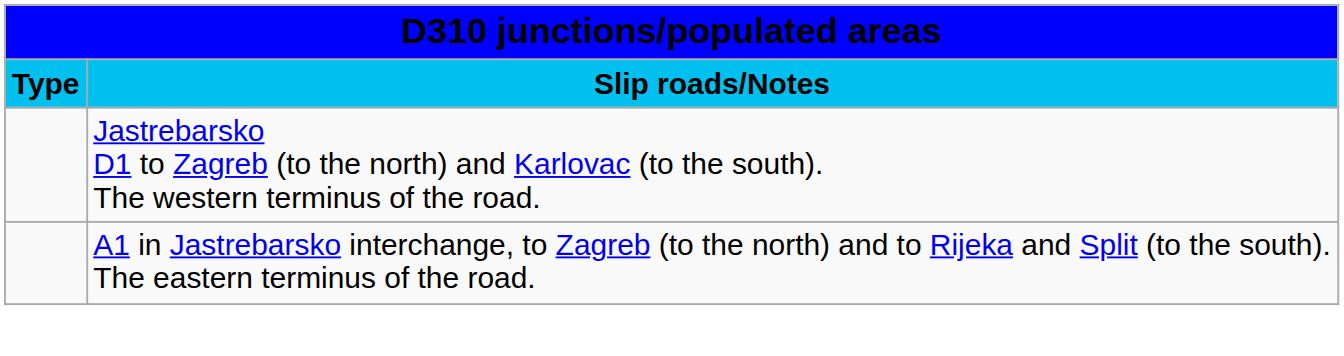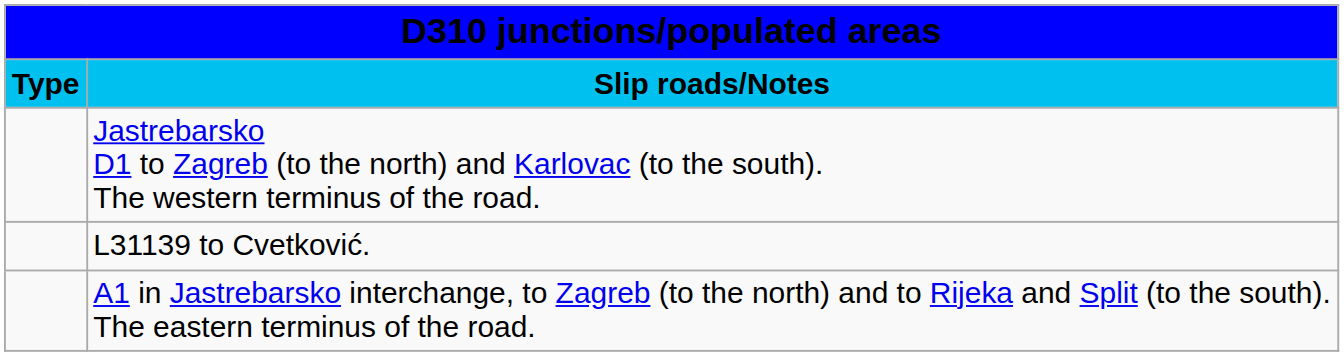+ row: (232, 245)
